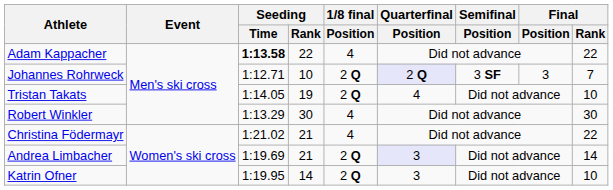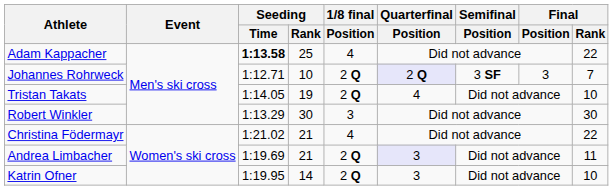(306, 54) 22 -> (306, 54) 25
(350, 115) 4 -> (350, 115) 3
(590, 156) 14 -> (590, 156) 11
